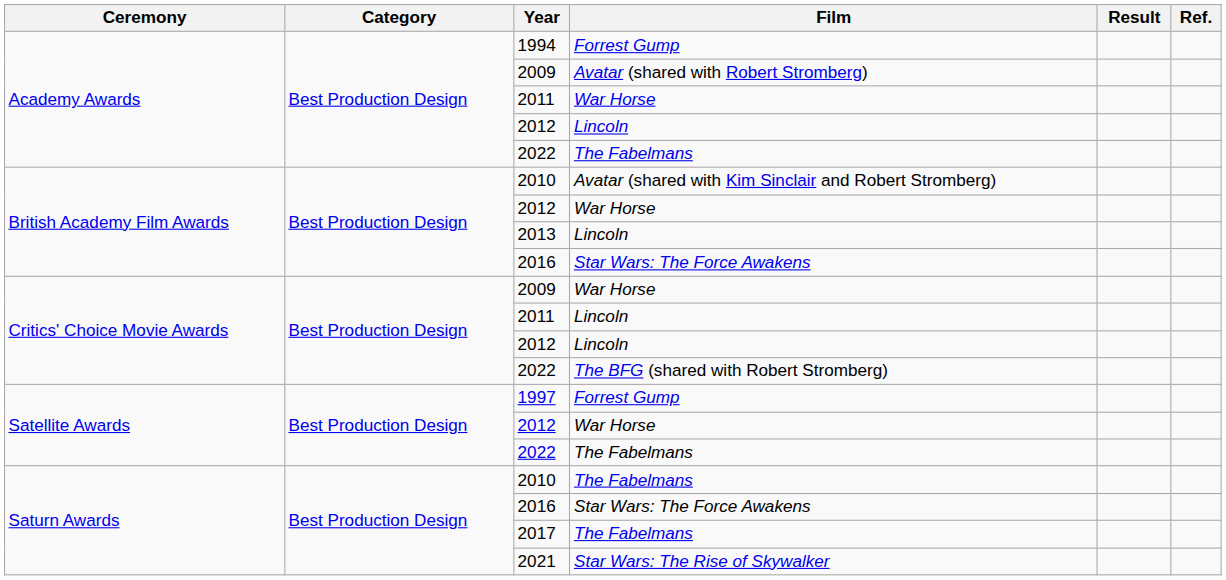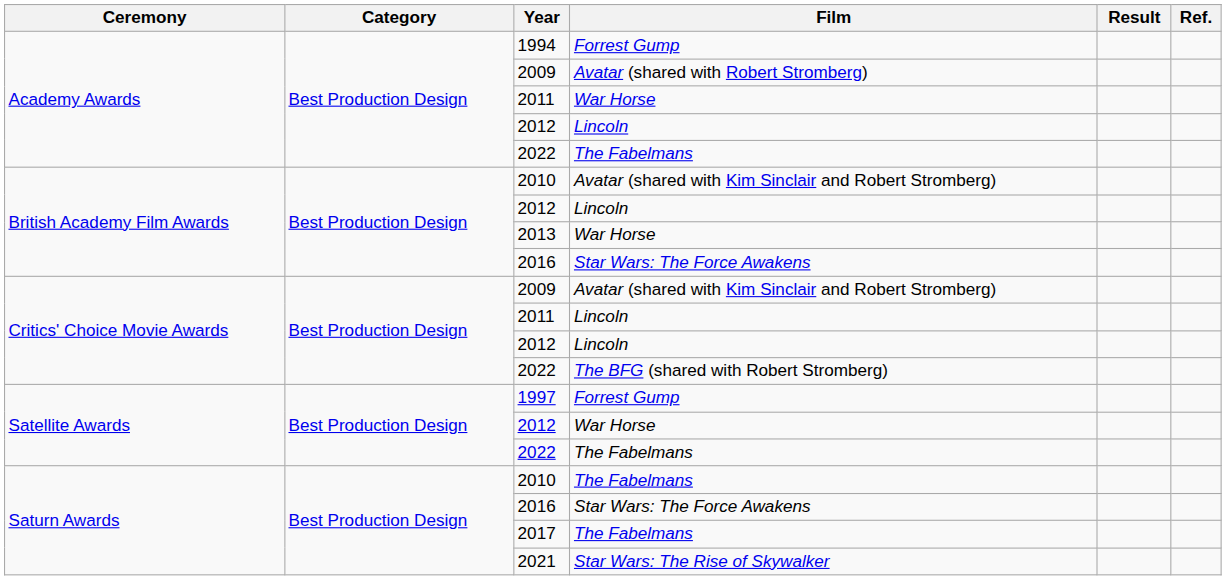(615, 208) War Horse -> (601, 208) Lincoln
(601, 235) Lincoln -> (615, 235) War Horse
(615, 289) War Horse -> (785, 289) Avatar (shared with Kim Sinclair and Robert Stromberg)
